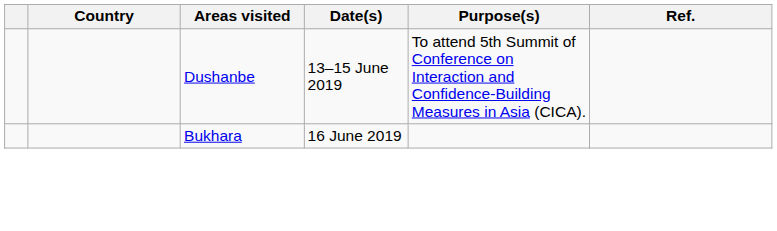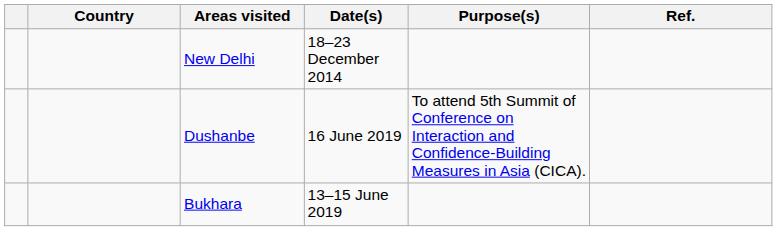+ row: (219, 58)
(348, 76) 13–15 June 2019 -> (355, 135) 16 June 2019
(355, 135) 16 June 2019 -> (348, 204) 13–15 June 2019
